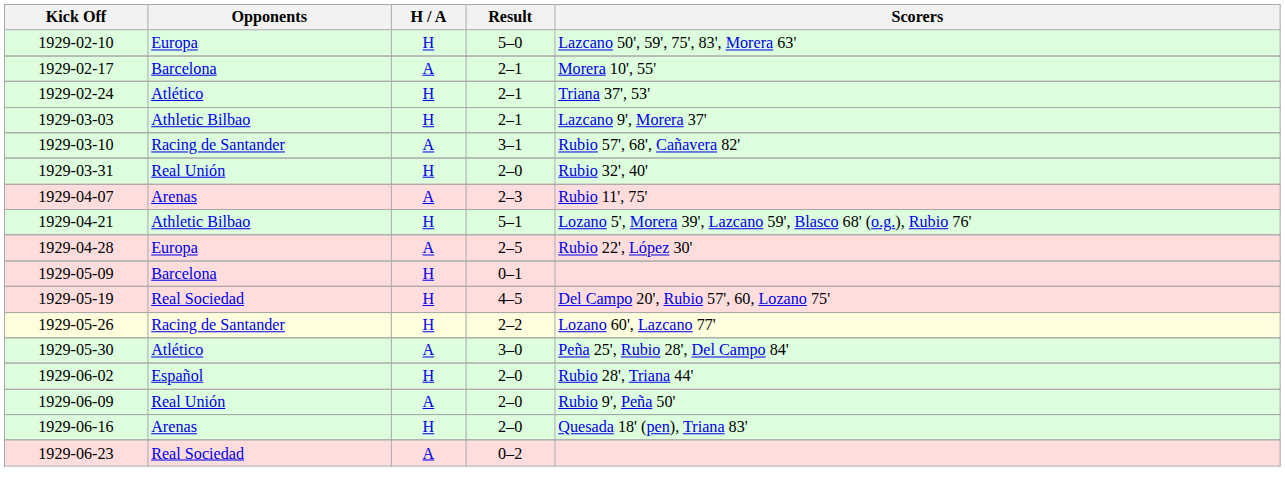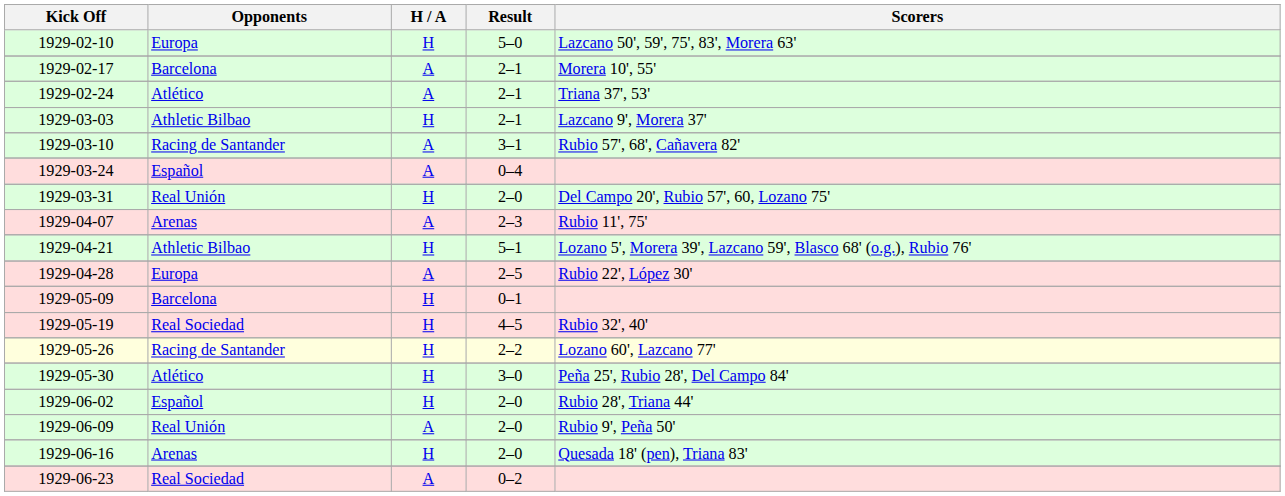(428, 94) H -> (428, 94) A
+ row: (76, 171)
(603, 171) Rubio 32', 40' -> (694, 196) Del Campo 20', Rubio 57', 60, Lozano 75'
(694, 299) Del Campo 20', Rubio 57', 60, Lozano 75' -> (603, 324) Rubio 32', 40'
(428, 350) A -> (428, 376) H
